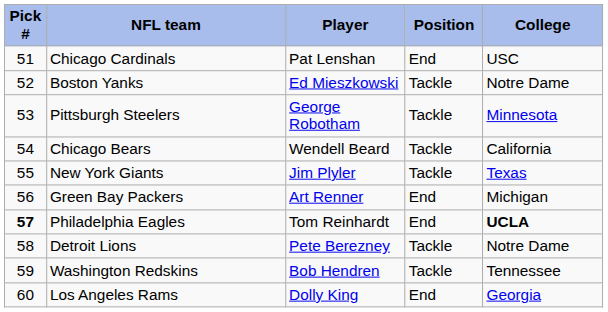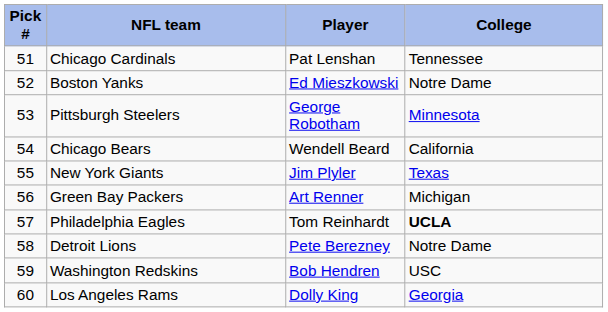- column: (444, 25)
(503, 58) USC -> (446, 58) Tennessee
(25, 221) bold -> (25, 221) normal
(524, 270) Tennessee -> (425, 270) USC
